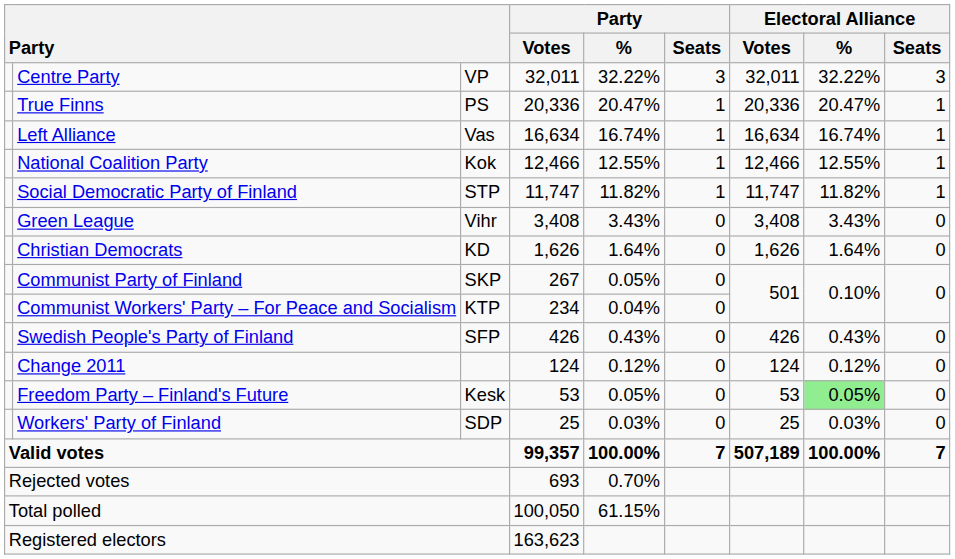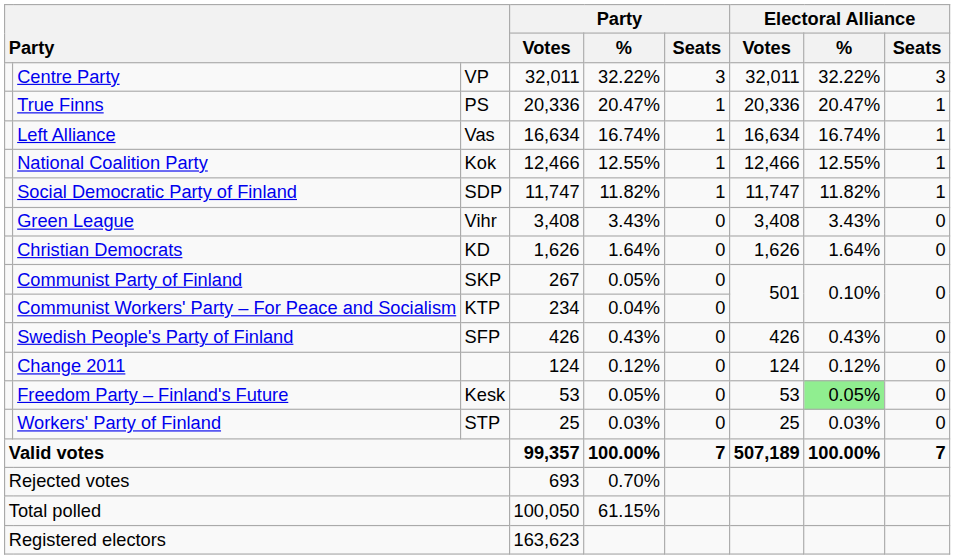(482, 192) STP -> (483, 192) SDP
(483, 423) SDP -> (482, 423) STP
